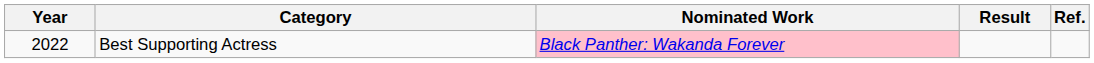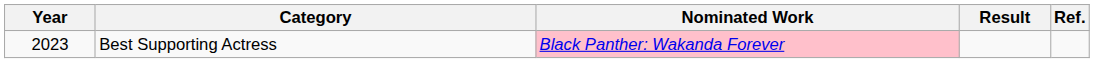(50, 44) 2022 -> (50, 44) 2023
